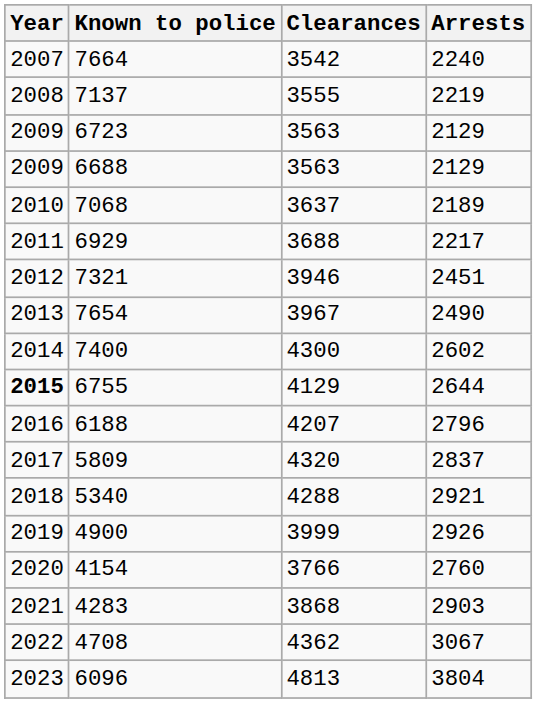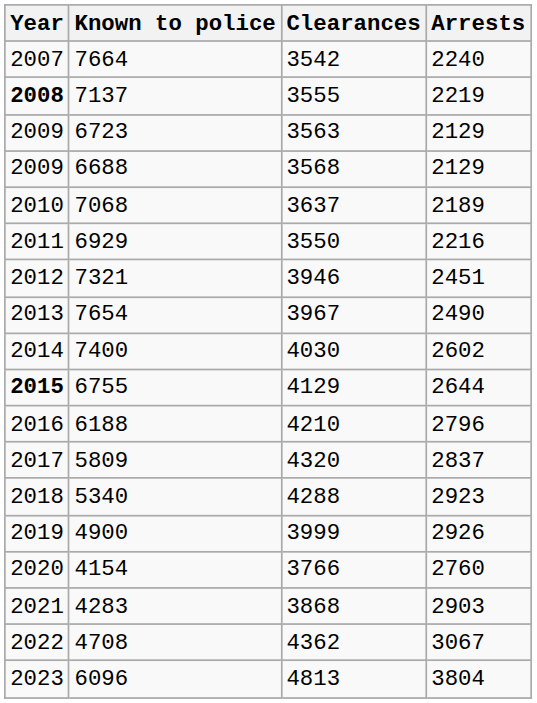(37, 96) normal -> (37, 96) bold
(313, 169) 3563 -> (313, 169) 3568
(313, 242) 3688 -> (313, 242) 3550
(458, 242) 2217 -> (458, 242) 2216
(313, 351) 4300 -> (313, 351) 4030
(313, 424) 4207 -> (313, 424) 4210
(458, 497) 2921 -> (458, 497) 2923
